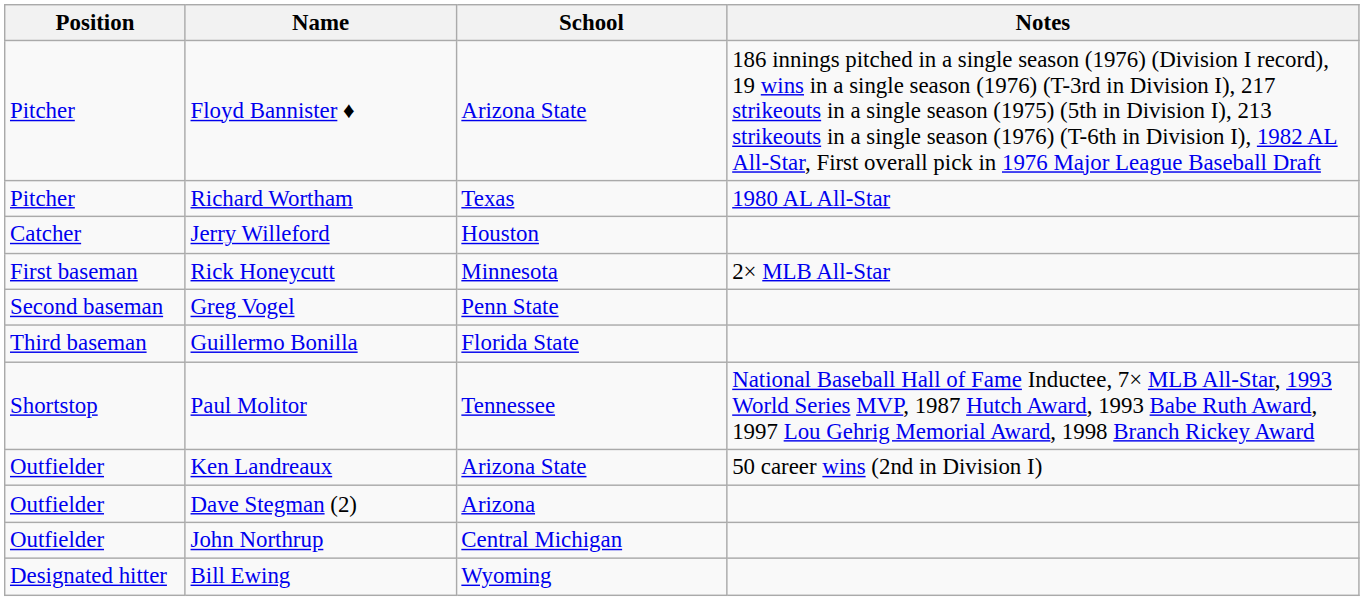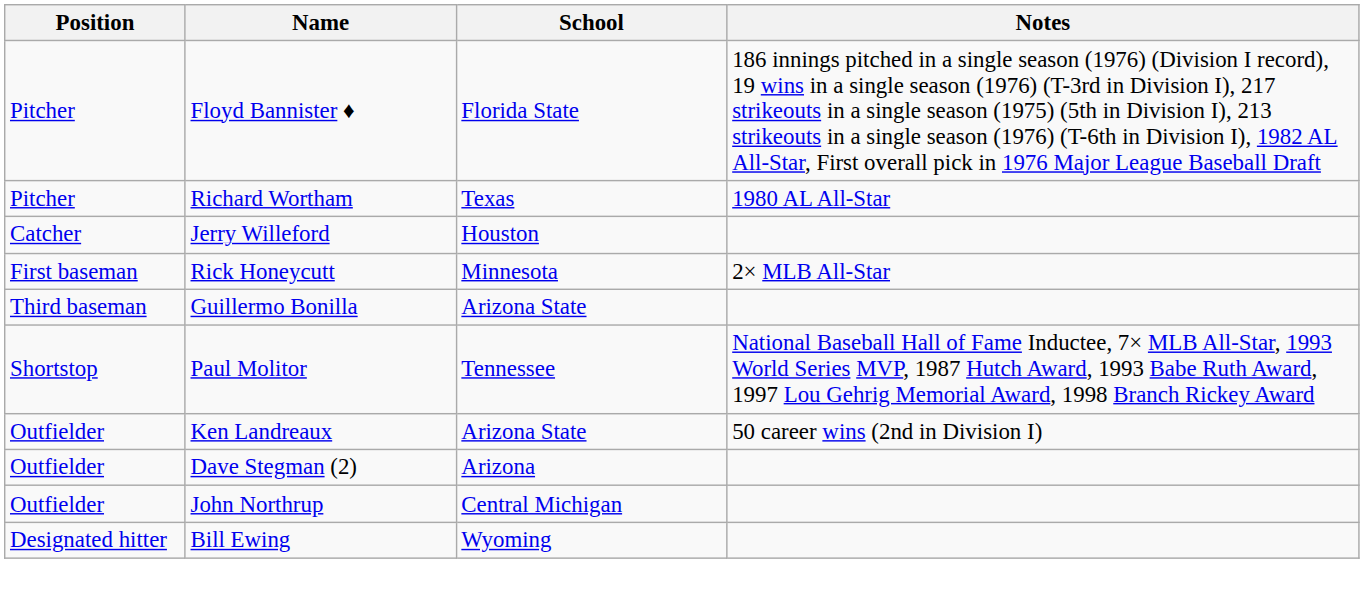(524, 110) Arizona State -> (520, 110) Florida State
- row: (243, 307)
(520, 343) Florida State -> (524, 307) Arizona State
